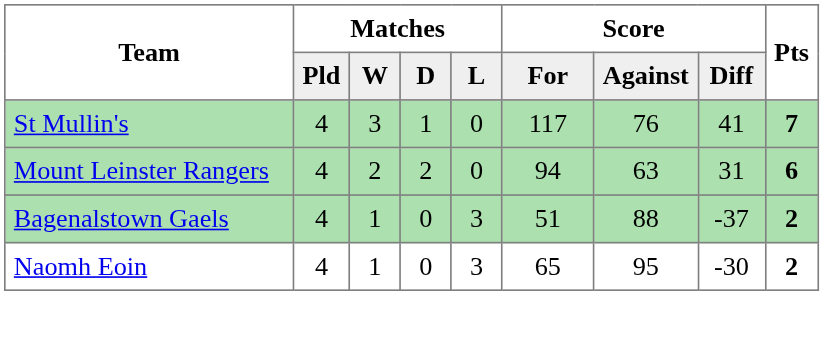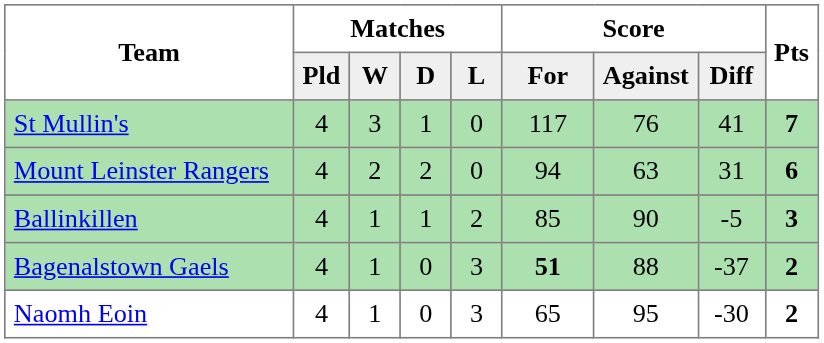+ row: (76, 218)
(548, 218) normal -> (548, 266) bold
